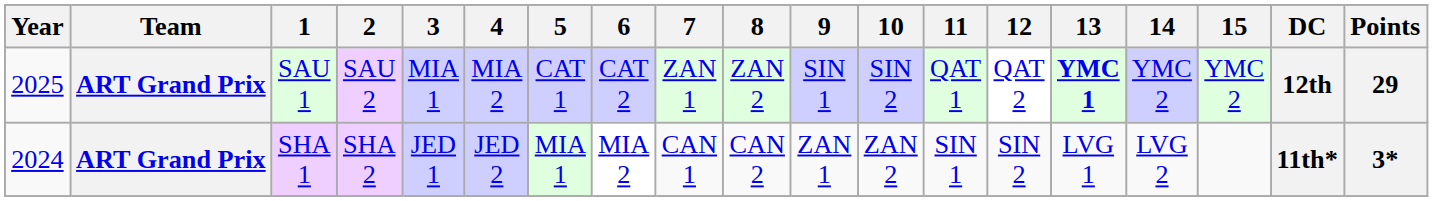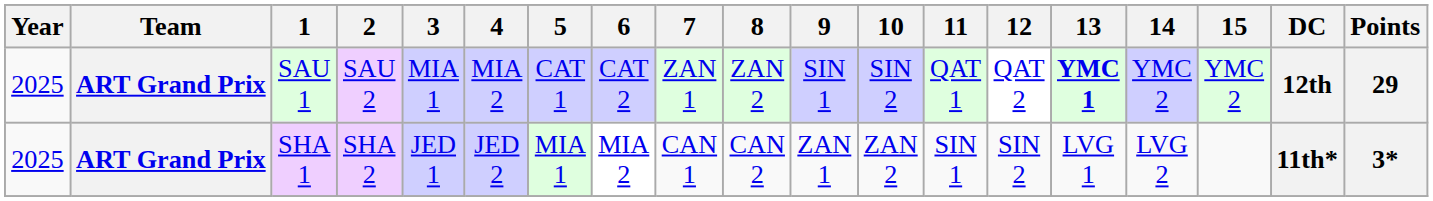(37, 158) 2024 -> (37, 158) 2025
